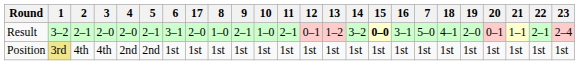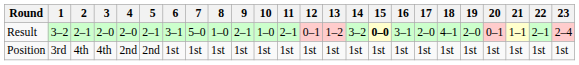columns swapped: (426, 13) <-> (197, 13)
(59, 50) khaki background -> (59, 50) no background
